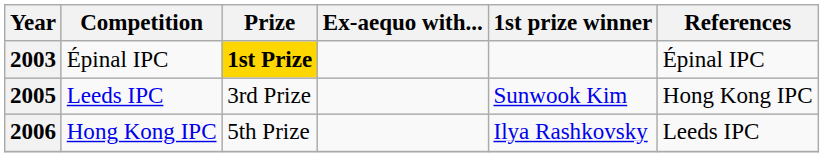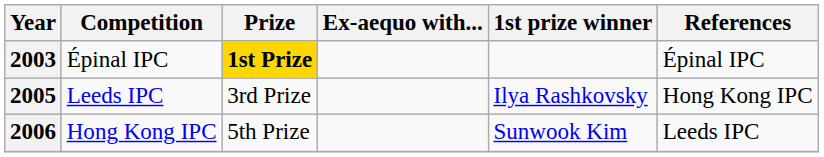(560, 95) Sunwook Kim -> (571, 95) Ilya Rashkovsky
(571, 132) Ilya Rashkovsky -> (560, 132) Sunwook Kim
